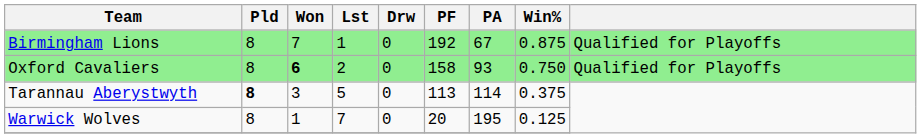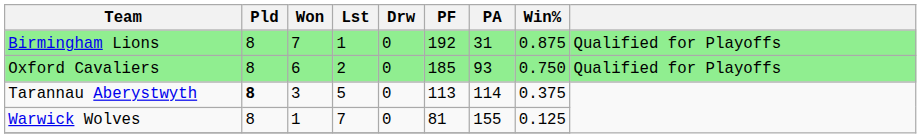(483, 43) 67 -> (483, 43) 31
(296, 69) bold -> (296, 69) normal
(442, 69) 158 -> (442, 69) 185
(437, 120) 20 -> (437, 120) 81
(487, 120) 195 -> (487, 120) 155
